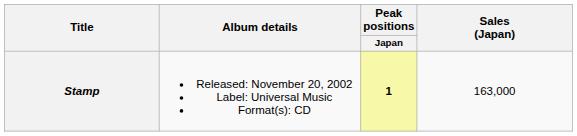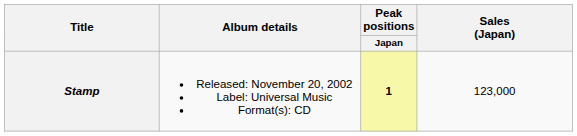(495, 91) 163,000 -> (495, 91) 123,000
